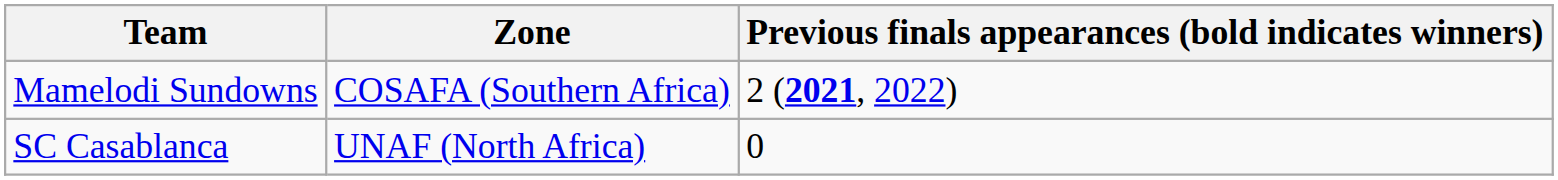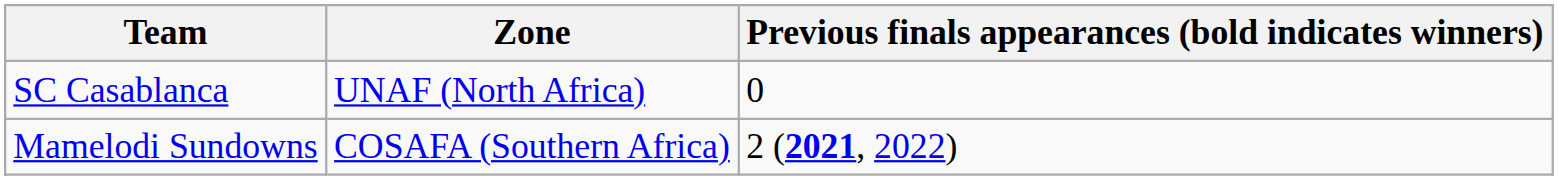rows swapped: (121, 145) <-> (165, 89)
